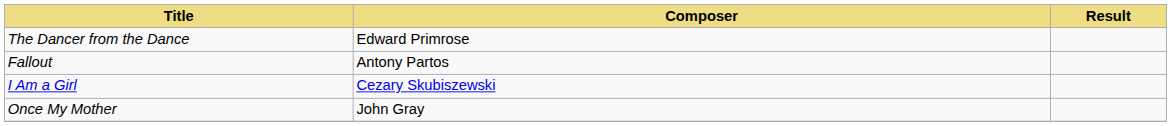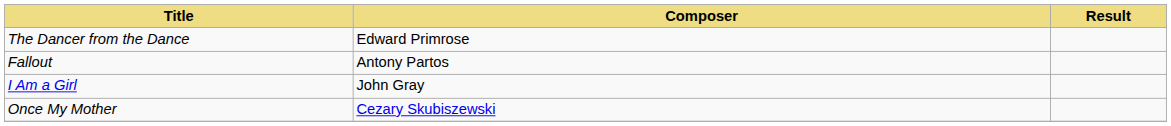(426, 86) Cezary Skubiszewski -> (390, 86) John Gray
(390, 109) John Gray -> (426, 109) Cezary Skubiszewski
